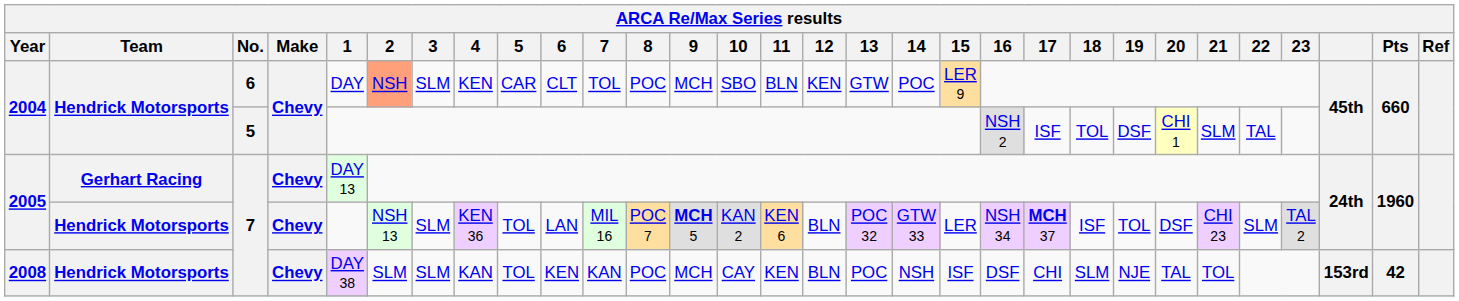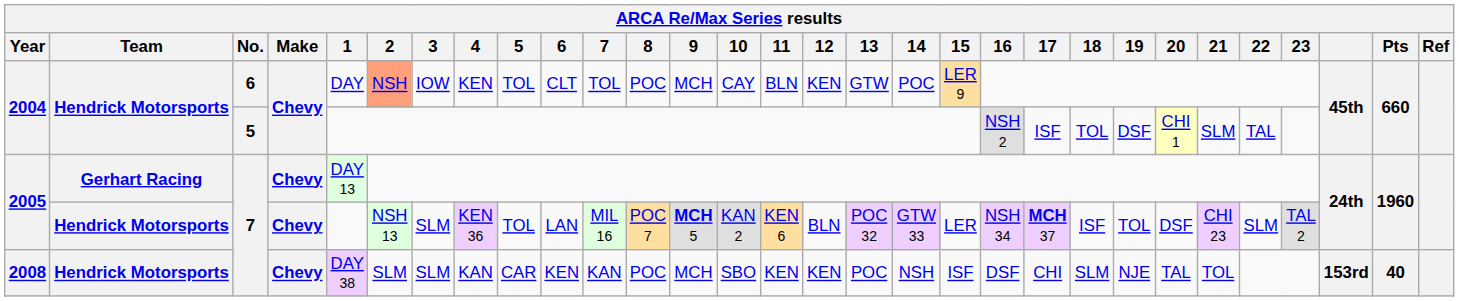(433, 84) SLM -> (433, 84) IOW
(519, 84) CAR -> (519, 84) TOL
(738, 84) SBO -> (738, 84) CAY
(519, 273) TOL -> (519, 273) CAR
(738, 273) CAY -> (738, 273) SBO
(824, 273) BLN -> (824, 273) KEN
(1395, 273) 42 -> (1395, 273) 40
